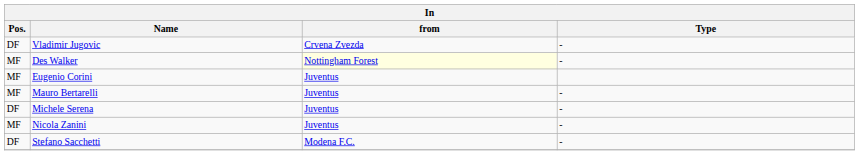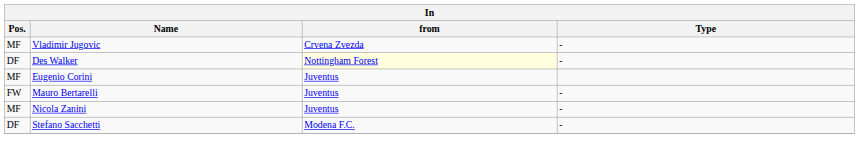(13, 45) DF -> (14, 45) MF
(14, 61) MF -> (13, 61) DF
(14, 93) MF -> (14, 93) FW
- row: (63, 109)
